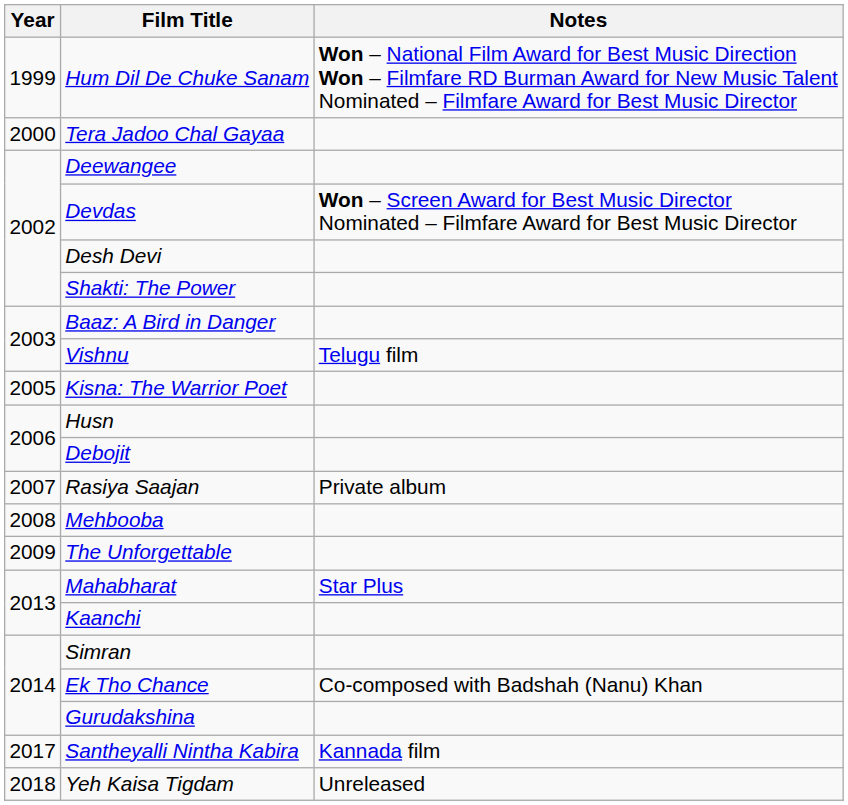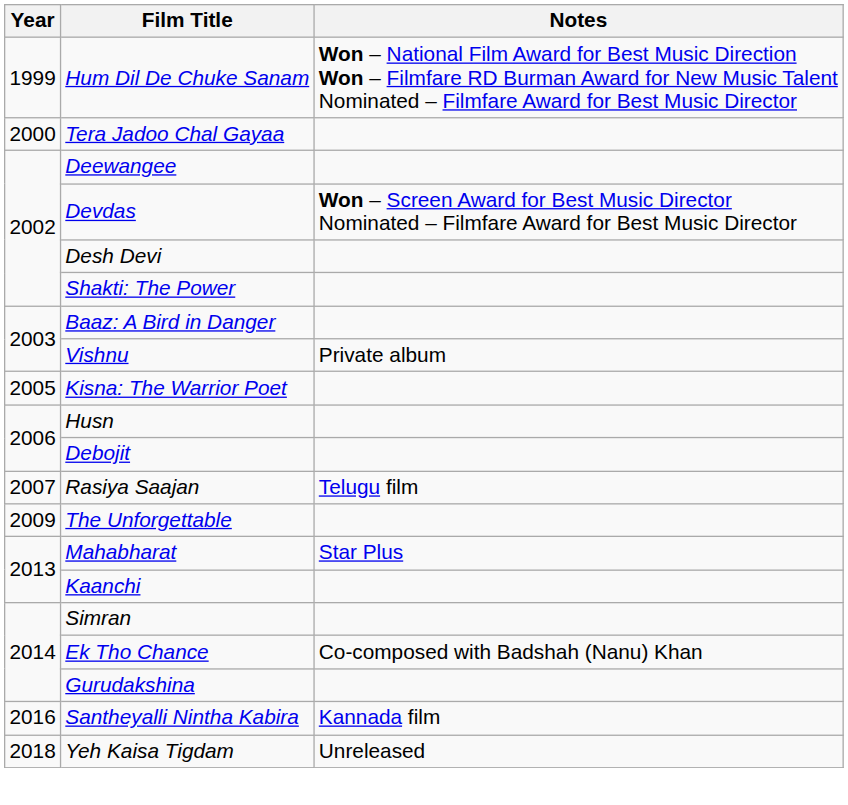(369, 355) Telugu film -> (382, 355) Private album
(382, 487) Private album -> (369, 487) Telugu film
- row: (114, 520)
(33, 750) 2017 -> (33, 717) 2016
